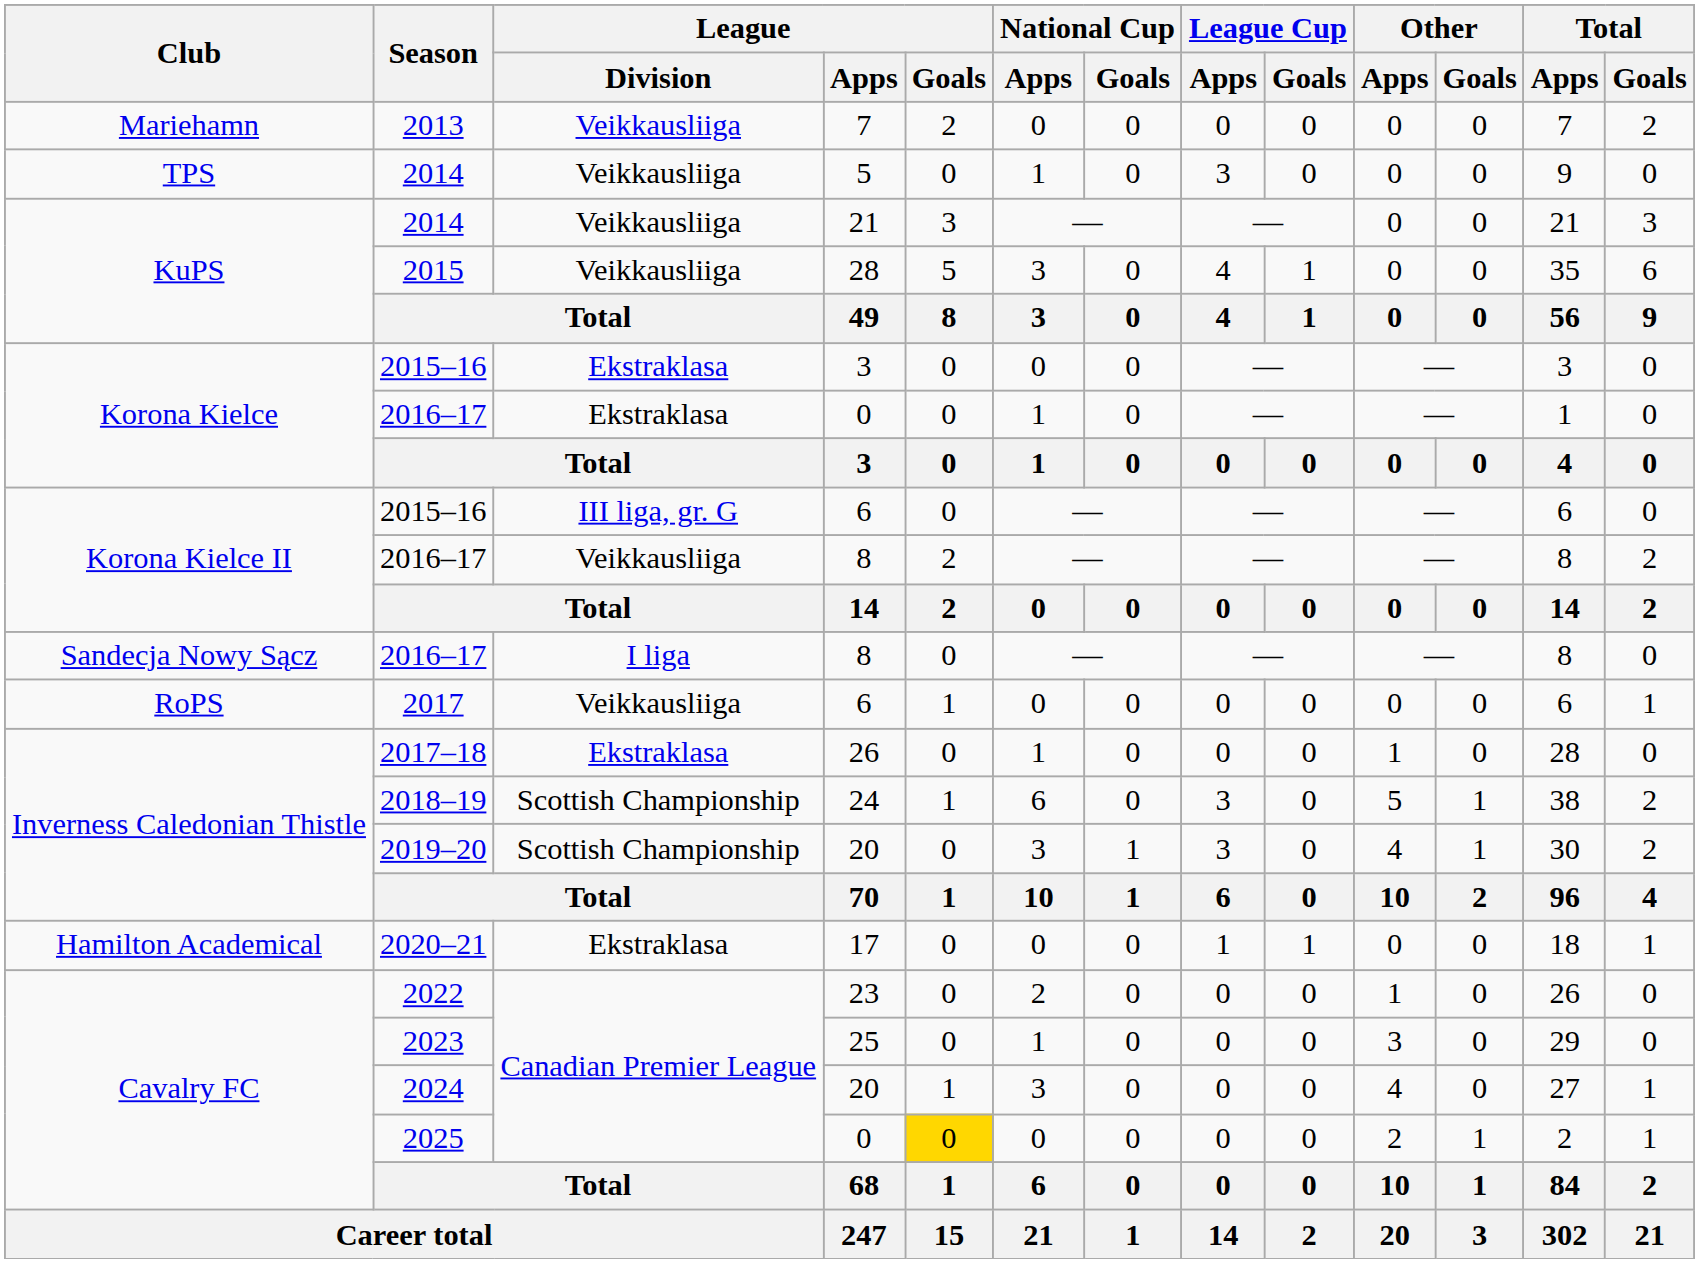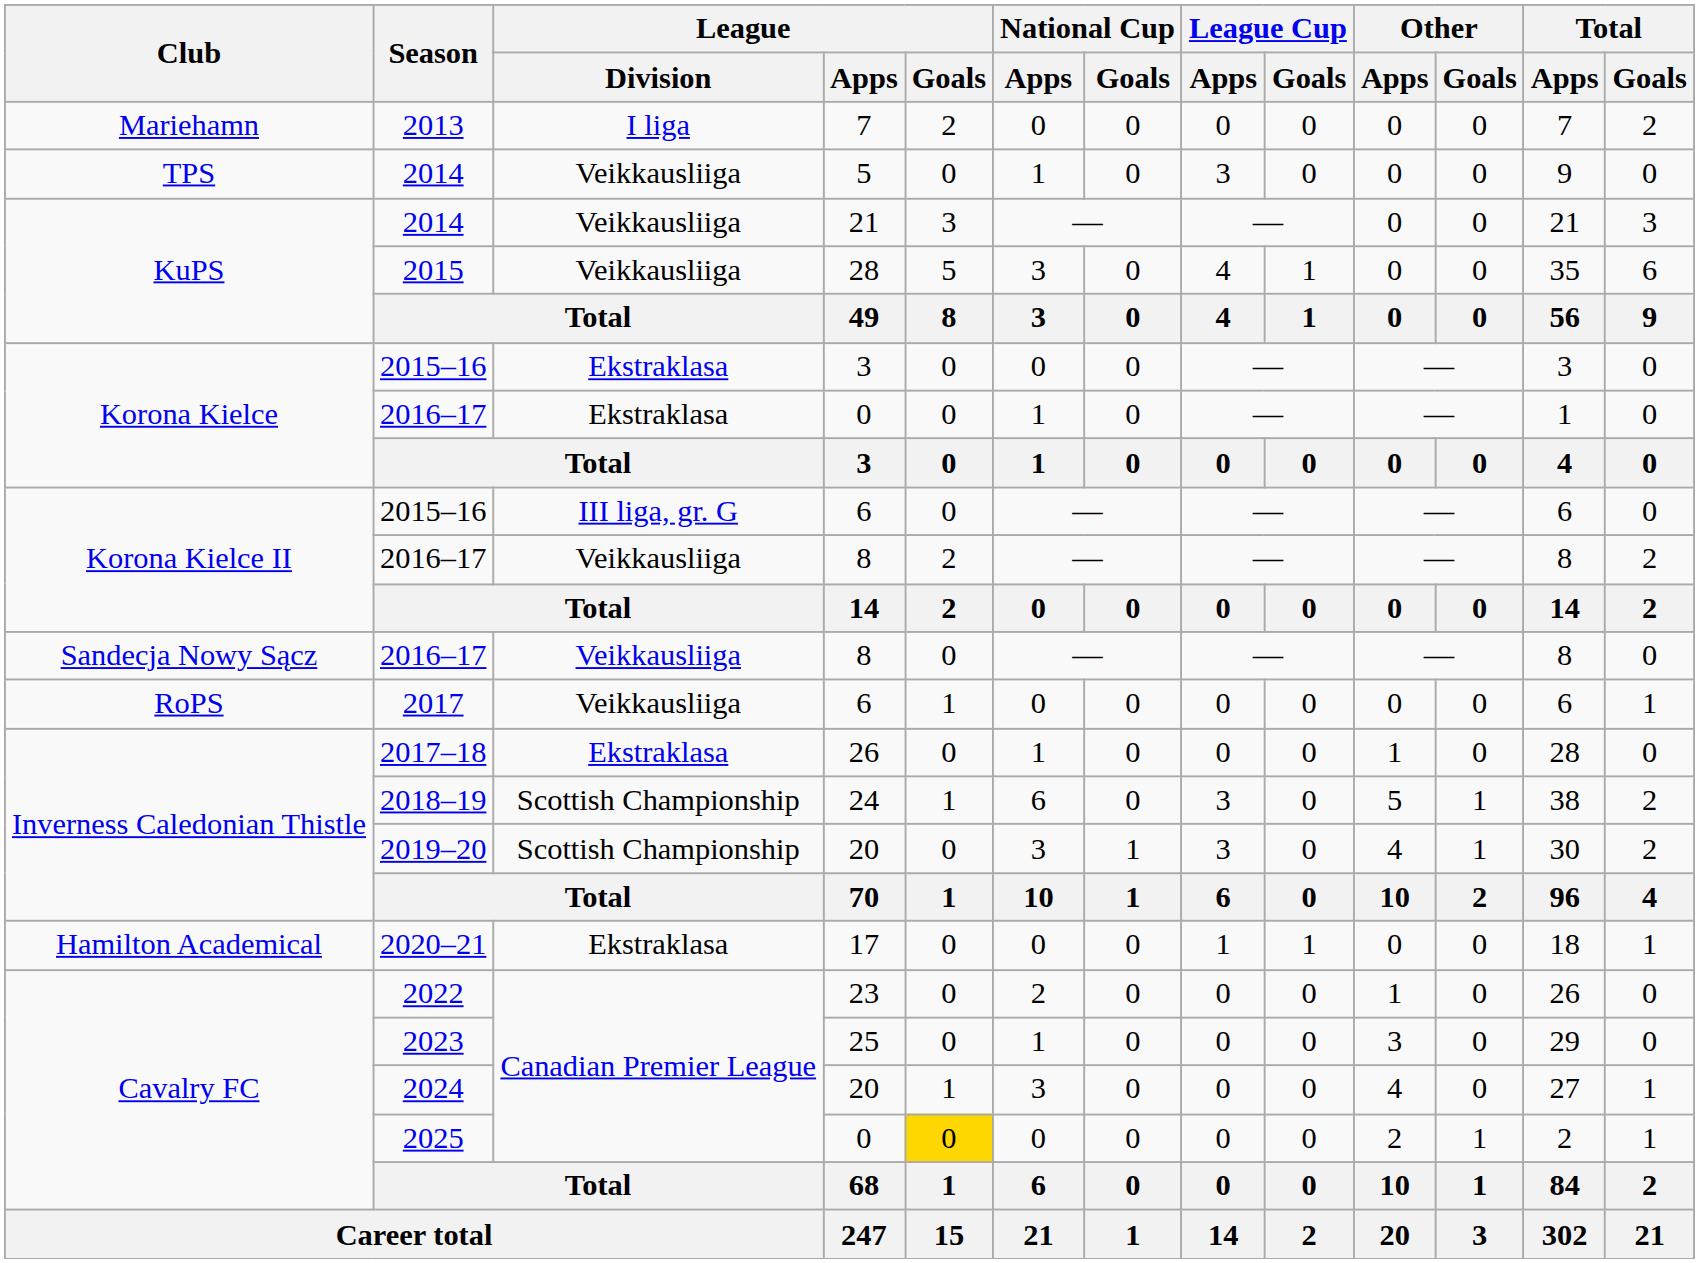(658, 125) Veikkausliiga -> (658, 125) I liga
(658, 655) I liga -> (658, 655) Veikkausliiga
